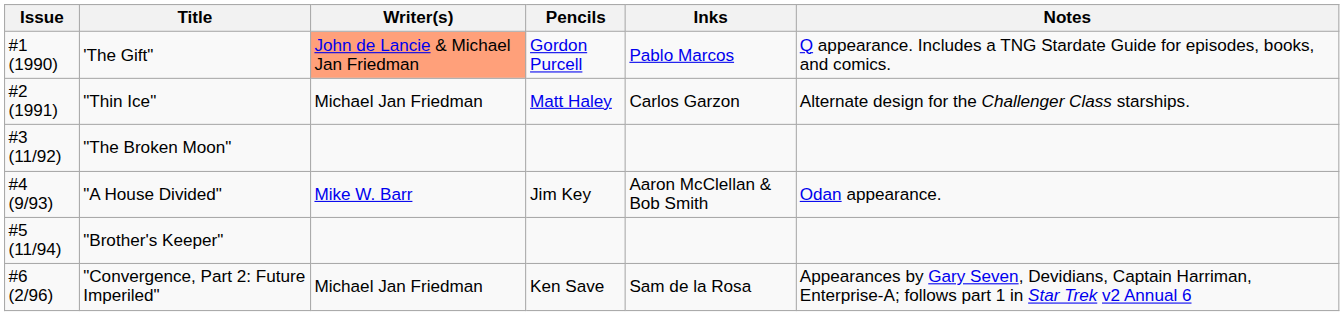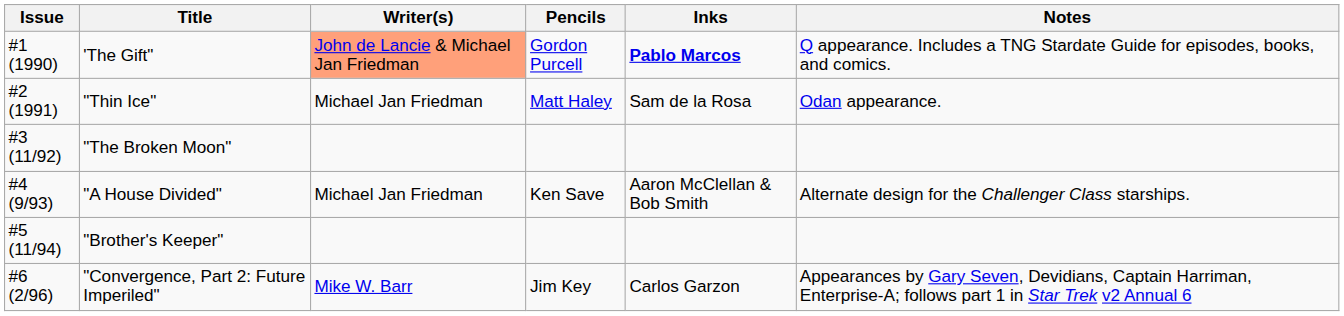(682, 54) normal -> (685, 54) bold
(685, 101) Carlos Garzon -> (690, 101) Sam de la Rosa
(995, 101) Alternate design for the Challenger Class starships. -> (871, 101) Odan appearance.
(363, 194) Mike W. Barr -> (399, 194) Michael Jan Friedman
(561, 194) Jim Key -> (567, 194) Ken Save
(871, 194) Odan appearance. -> (995, 194) Alternate design for the Challenger Class starships.
(399, 286) Michael Jan Friedman -> (363, 286) Mike W. Barr
(567, 286) Ken Save -> (561, 286) Jim Key
(690, 286) Sam de la Rosa -> (685, 286) Carlos Garzon
